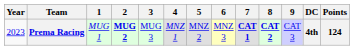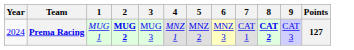- column: (312, 11)
(16, 32) 2023 -> (16, 32) 2024
(247, 32) bold -> (247, 32) normal
(335, 32) 124 -> (316, 32) 127
